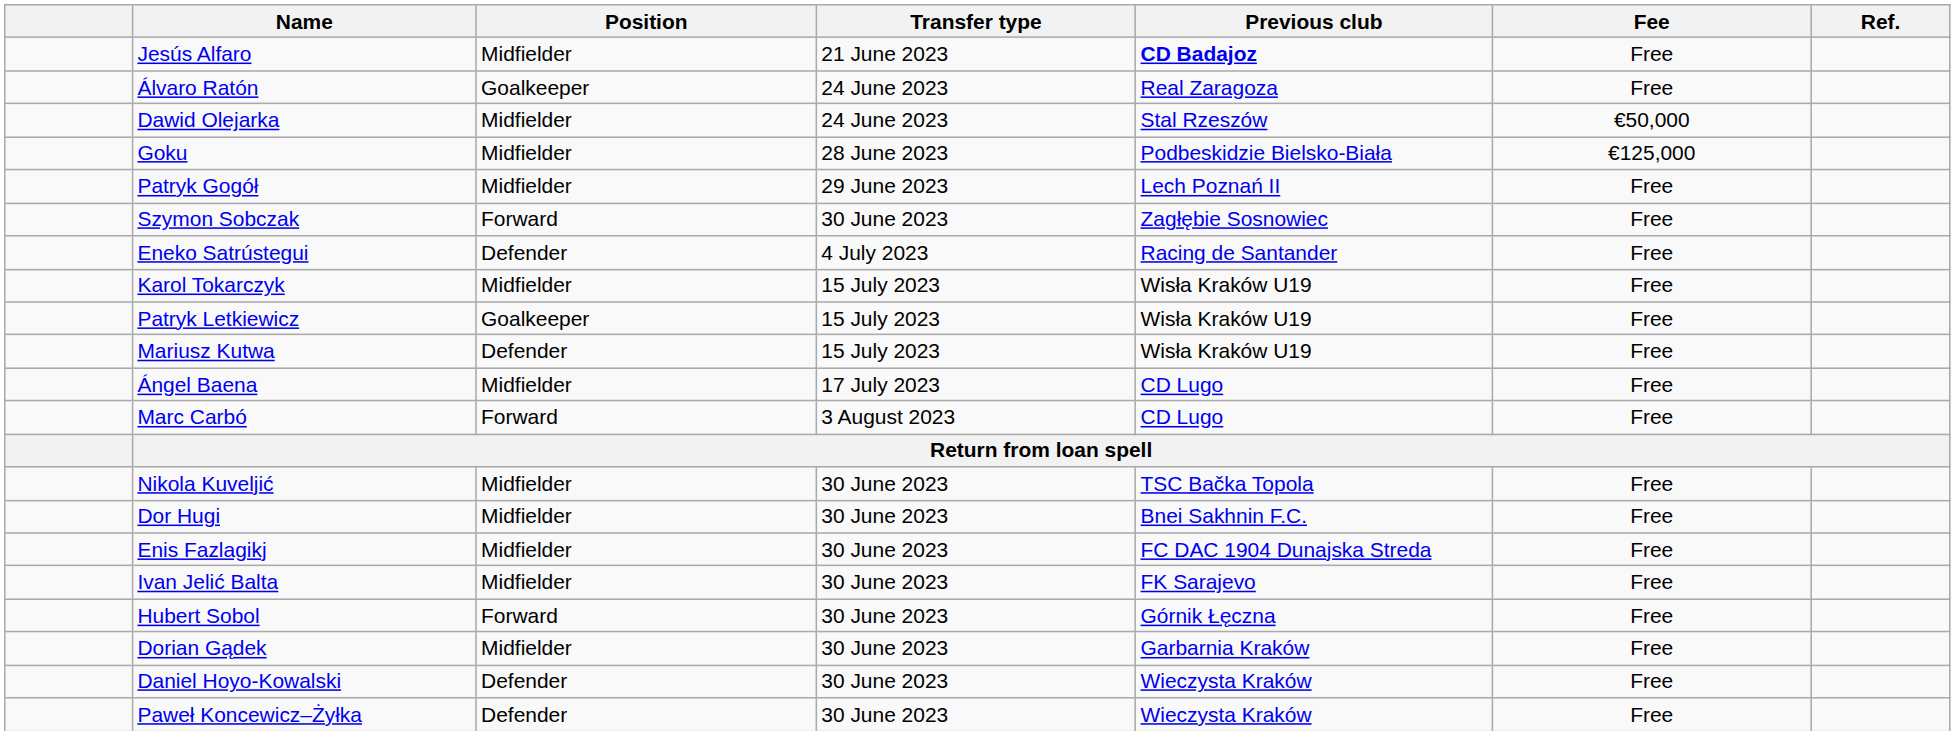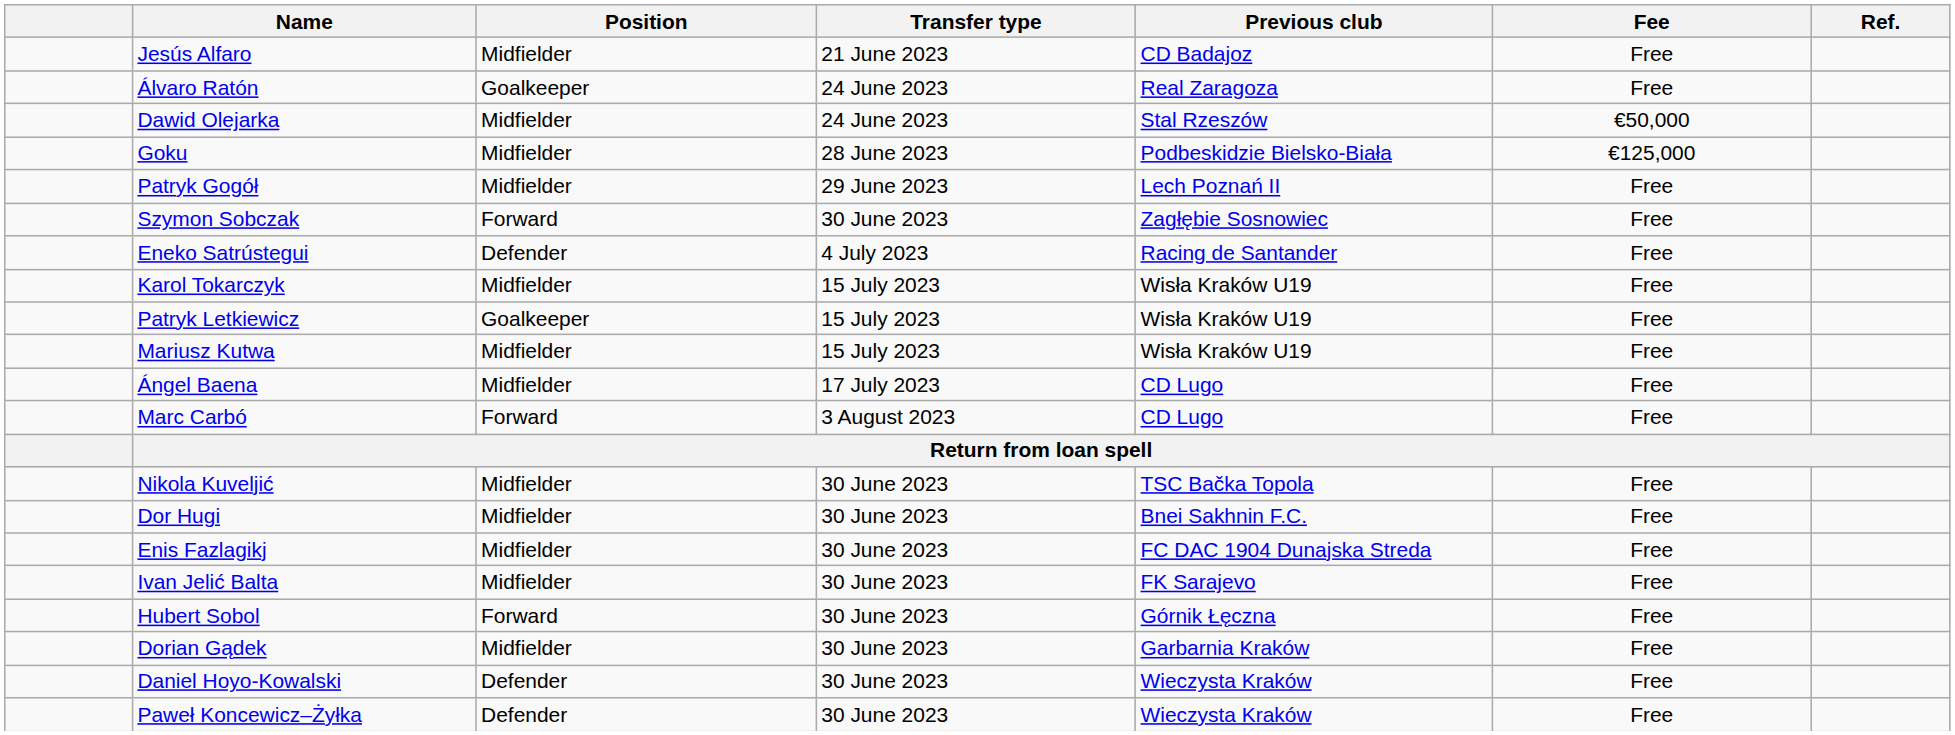(1199, 54) bold -> (1196, 54) normal
(524, 351) Defender -> (526, 351) Midfielder
